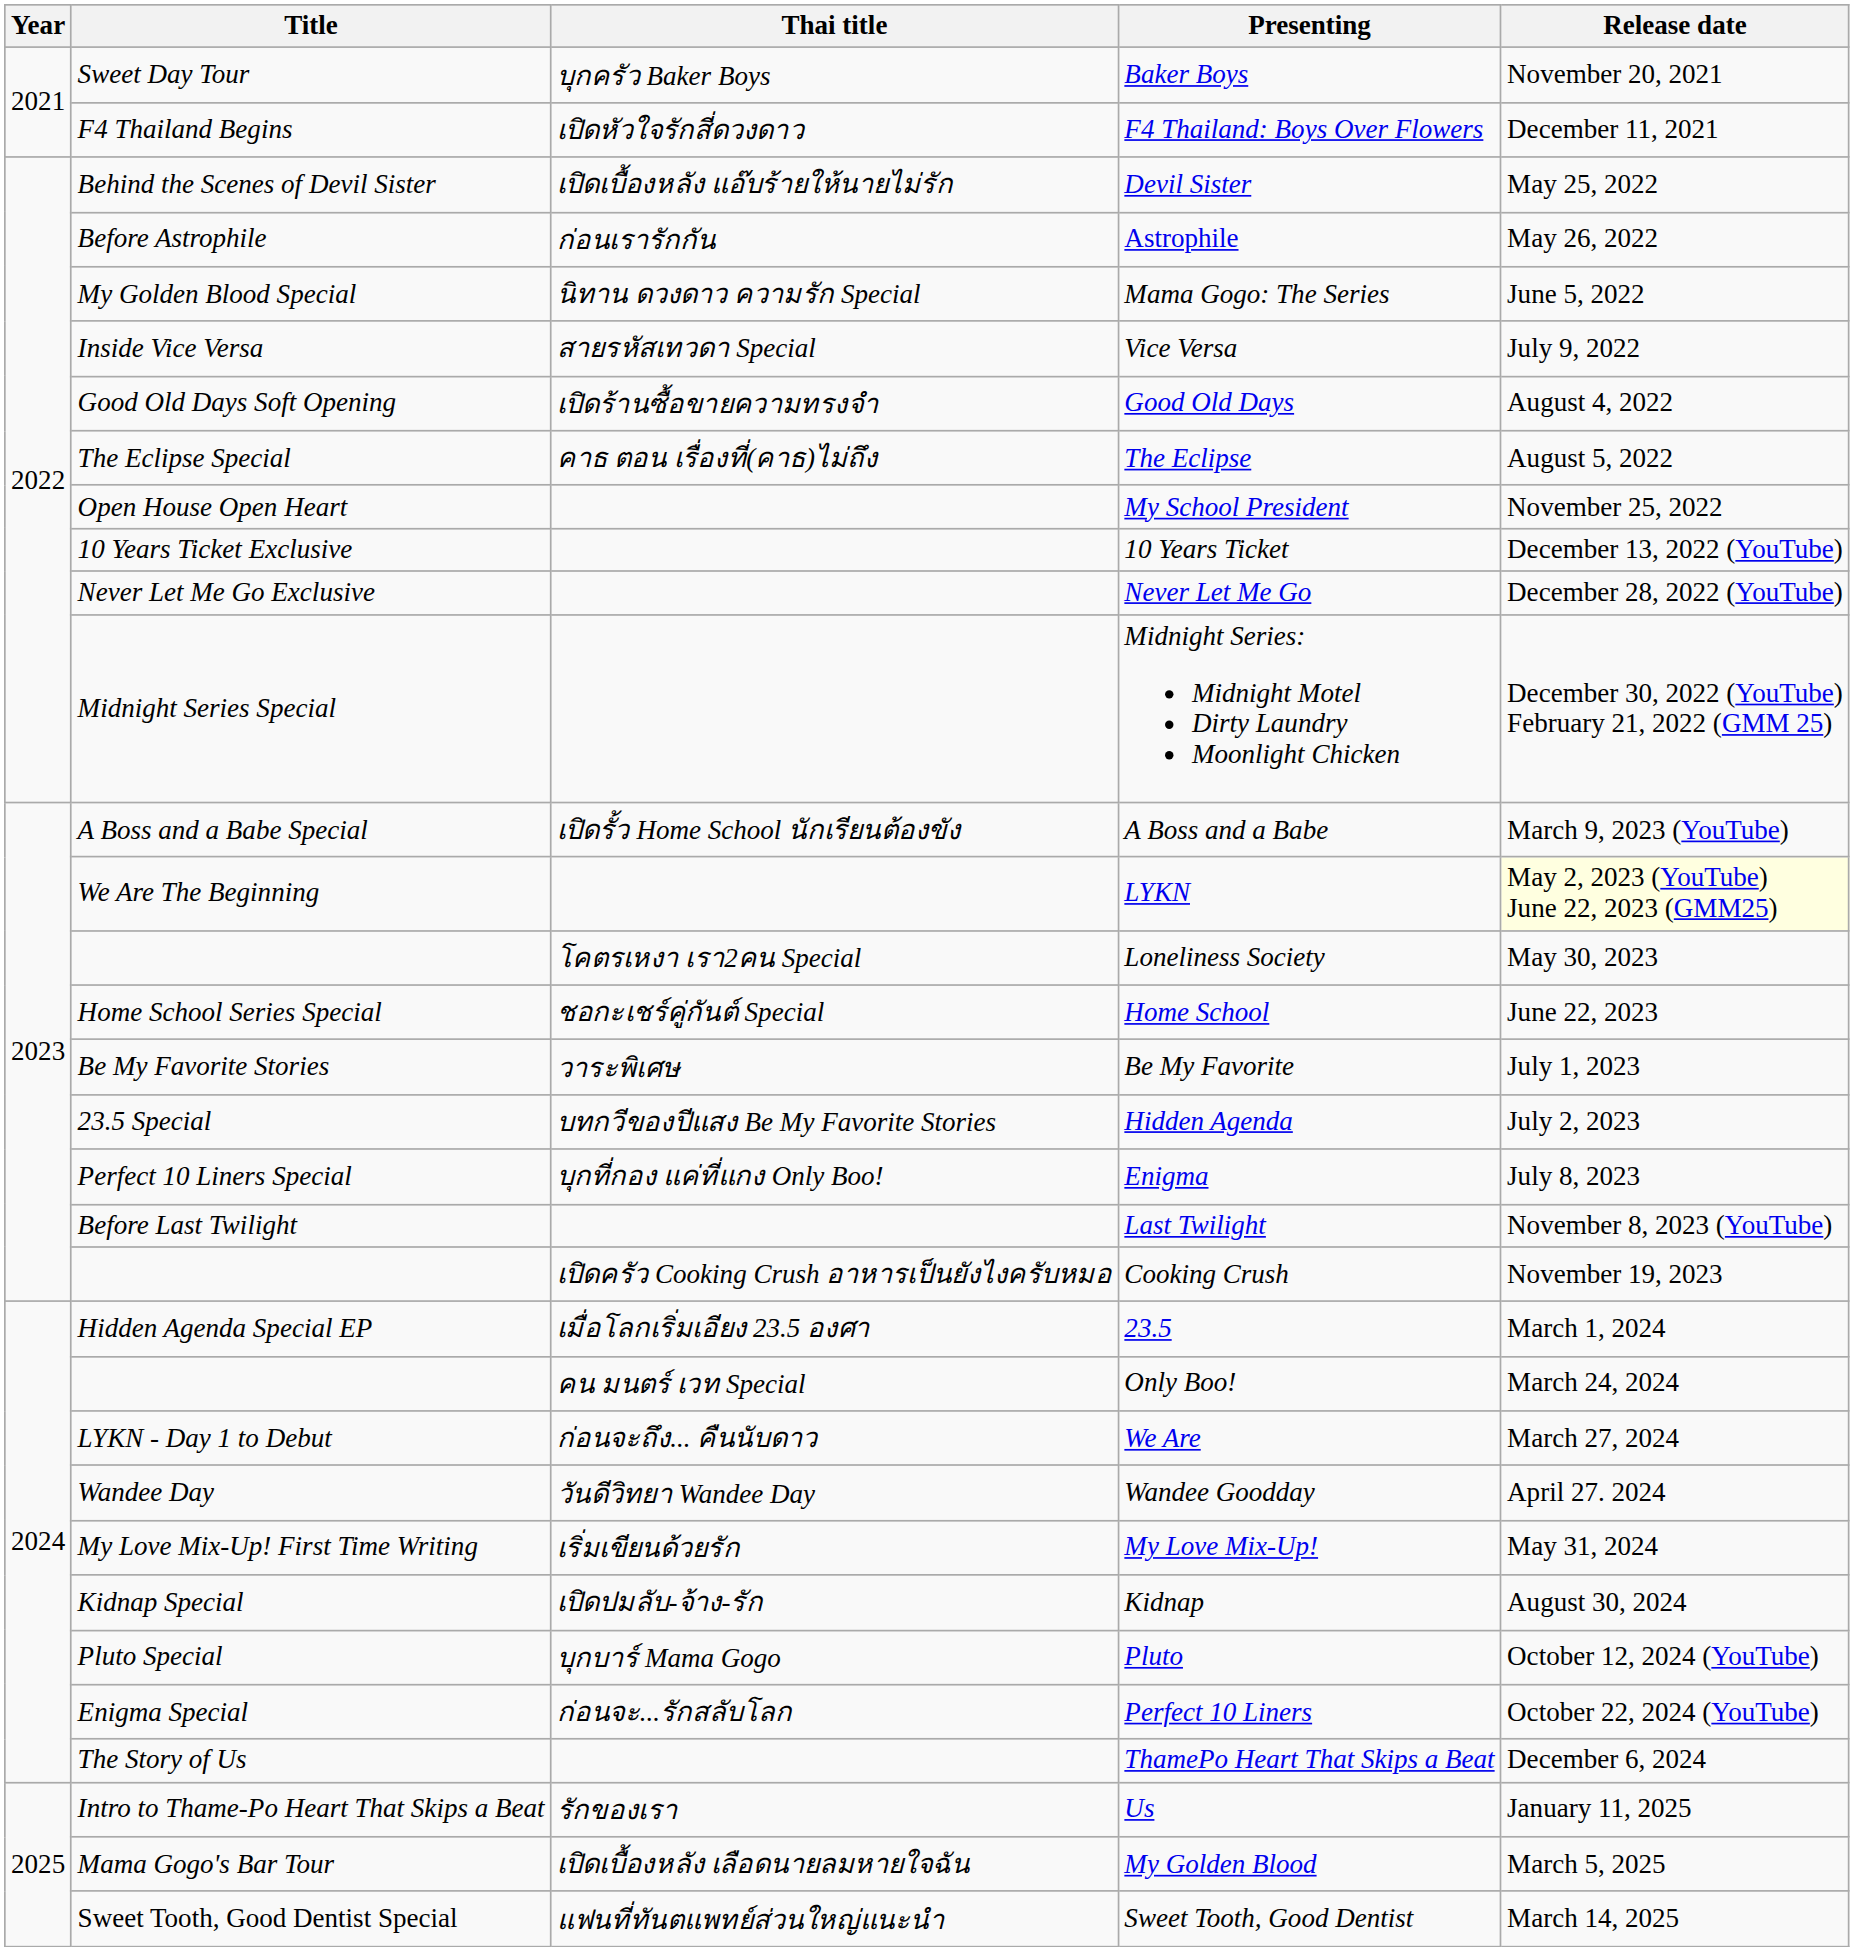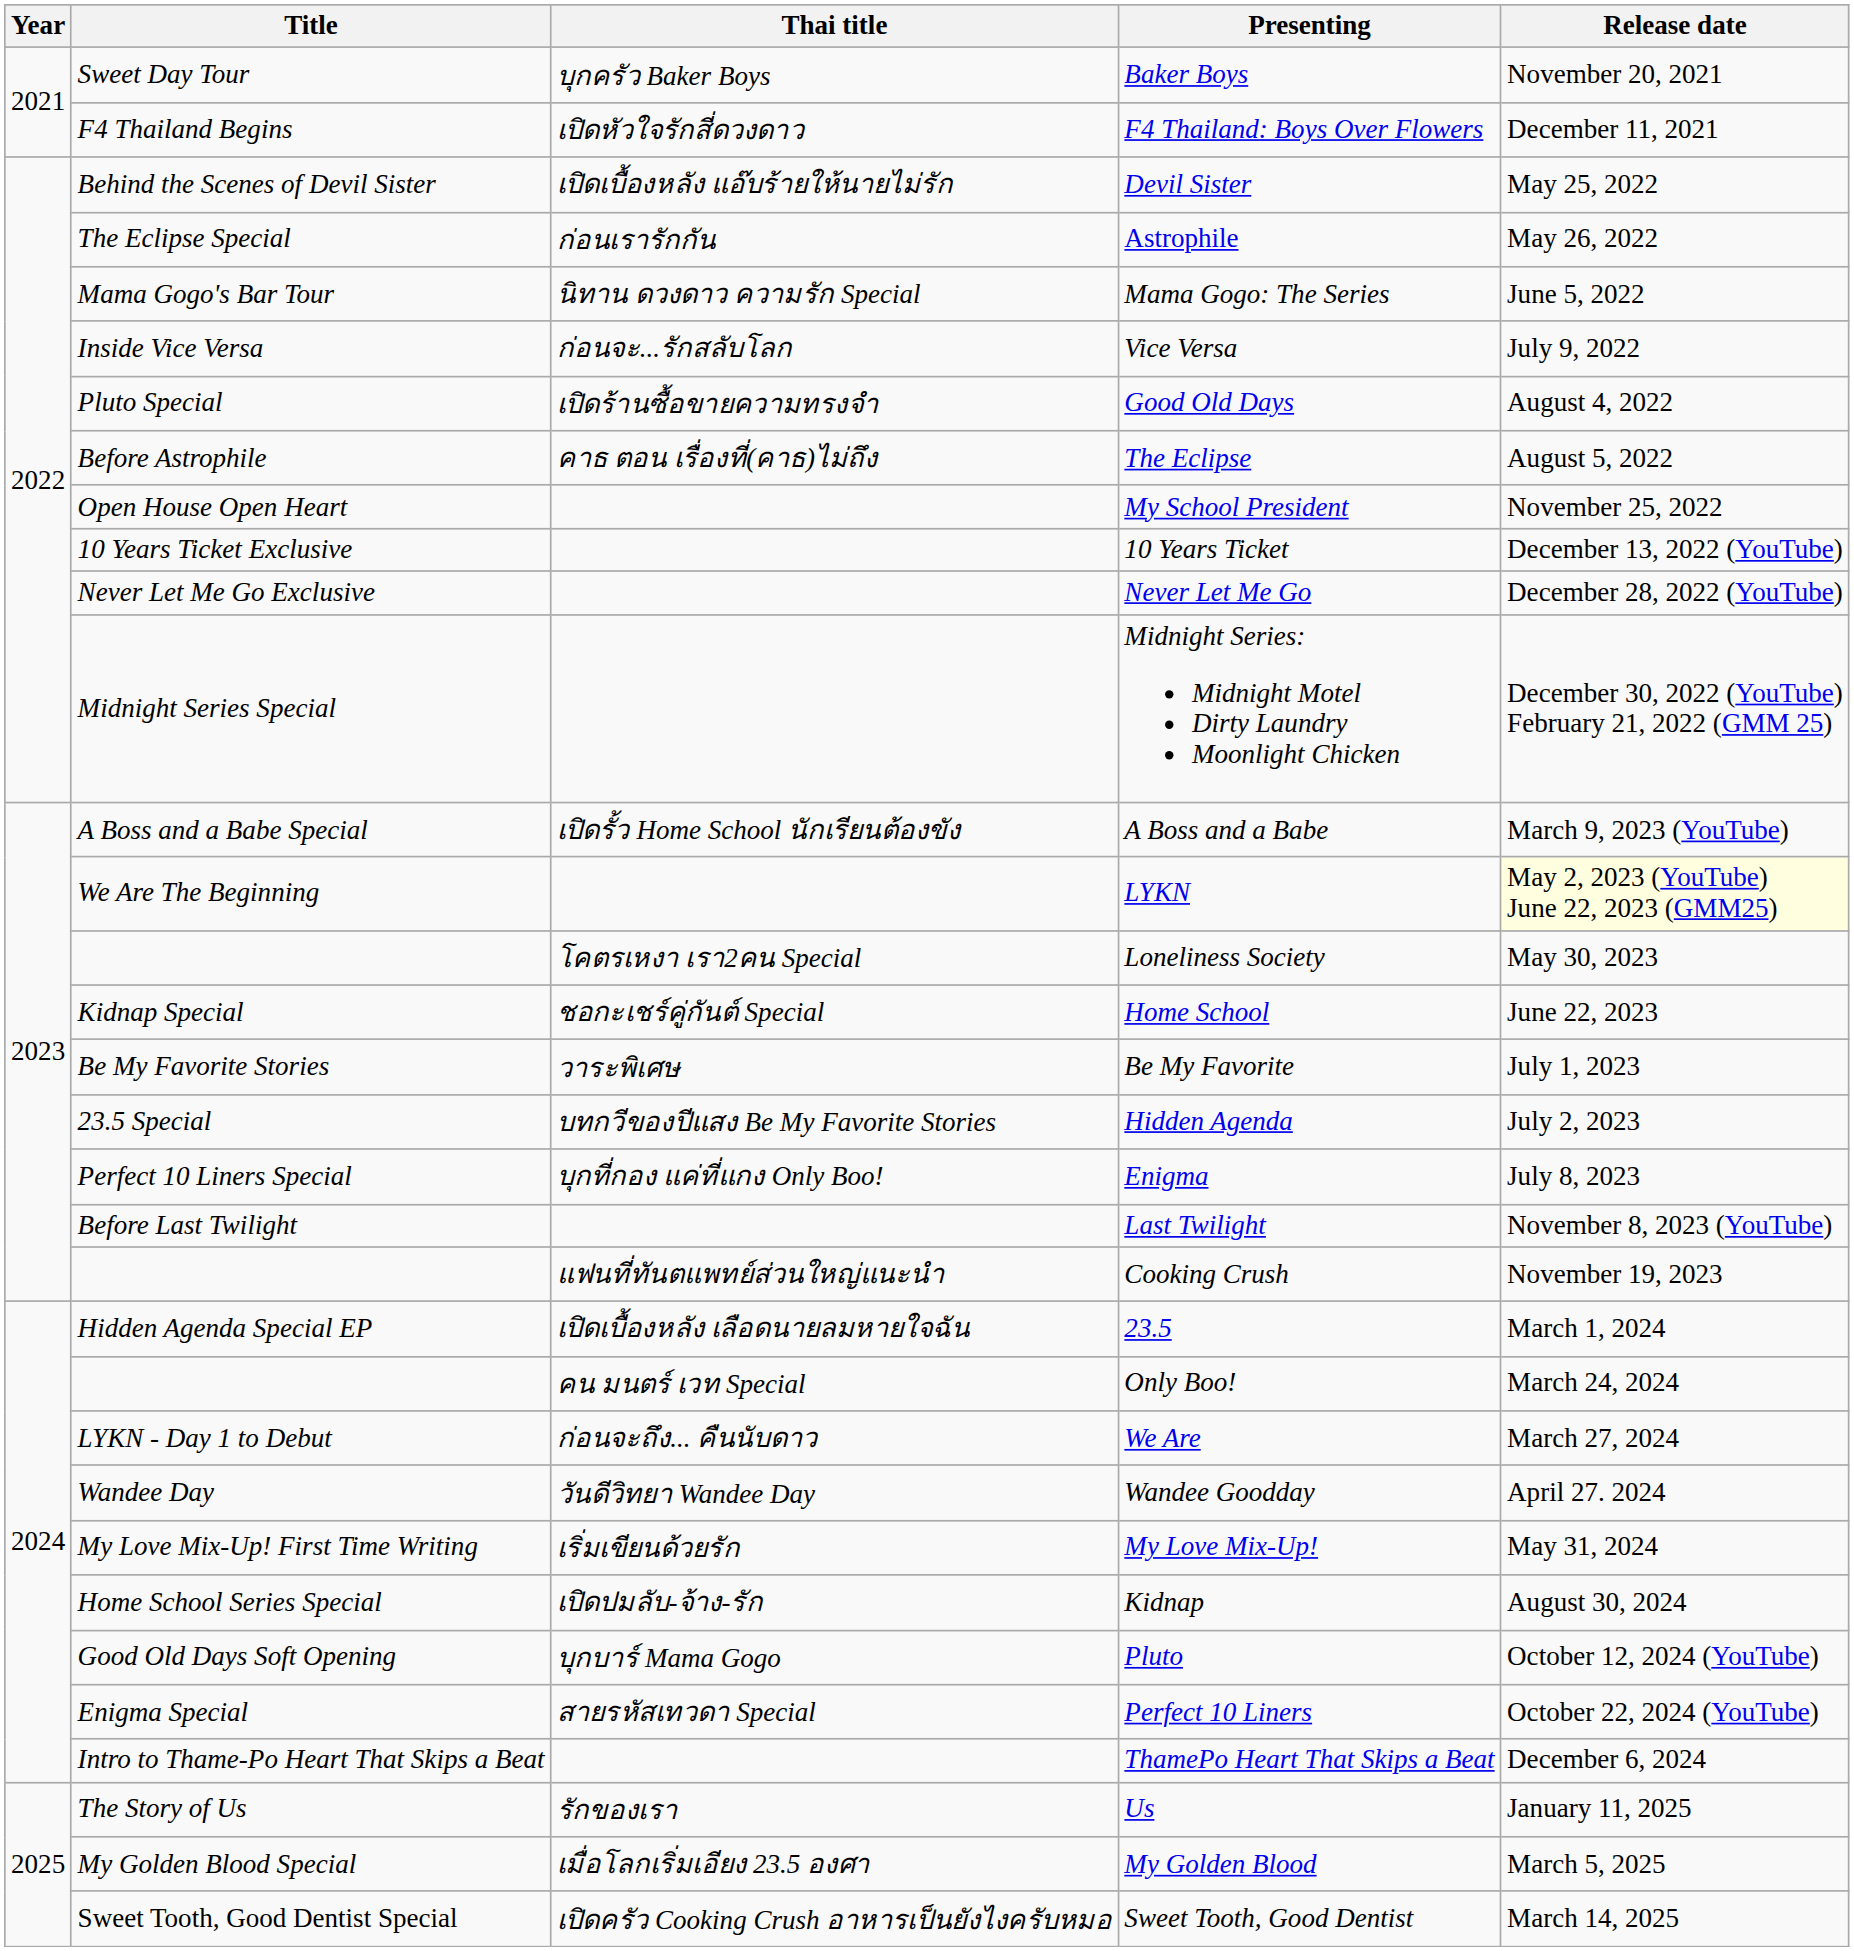(172, 238) Before Astrophile -> (184, 238) The Eclipse Special
(217, 293) My Golden Blood Special -> (206, 293) Mama Gogo's Bar Tour
(686, 349) สายรหัสเทวดา Special -> (674, 349) ก่อนจะ...รักสลับโลก
(237, 403) Good Old Days Soft Opening -> (150, 403) Pluto Special
(184, 457) The Eclipse Special -> (172, 457) Before Astrophile
(230, 1012) Home School Series Special -> (161, 1012) Kidnap Special
(834, 1274) เปิดครัว Cooking Crush อาหารเป็นยังไงครับหมอ -> (751, 1274) แฟนที่ทันตแพทย์ส่วนใหญ่แนะนำ
(713, 1329) เมื่อโลกเริ่มเอียง 23.5 องศา -> (763, 1329) เปิดเบื้องหลัง เลือดนายลมหายใจฉัน
(161, 1602) Kidnap Special -> (230, 1602) Home School Series Special
(150, 1656) Pluto Special -> (237, 1656) Good Old Days Soft Opening
(674, 1712) ก่อนจะ...รักสลับโลก -> (686, 1712) สายรหัสเทวดา Special
(162, 1760) The Story of Us -> (311, 1760) Intro to Thame-Po Heart That Skips a Beat
(311, 1809) Intro to Thame-Po Heart That Skips a Beat -> (162, 1809) The Story of Us
(206, 1863) Mama Gogo's Bar Tour -> (217, 1863) My Golden Blood Special
(763, 1864) เปิดเบื้องหลัง เลือดนายลมหายใจฉัน -> (713, 1864) เมื่อโลกเริ่มเอียง 23.5 องศา
(751, 1919) แฟนที่ทันตแพทย์ส่วนใหญ่แนะนำ -> (834, 1919) เปิดครัว Cooking Crush อาหารเป็นยังไงครับหมอ
